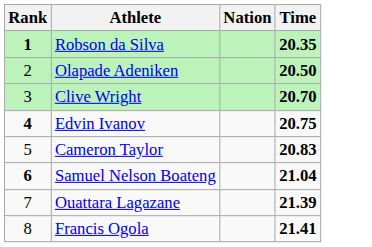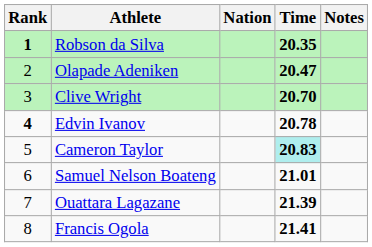+ column: (344, 17)
(298, 70) 20.50 -> (298, 70) 20.47
(298, 123) 20.75 -> (298, 123) 20.78
(298, 149) no background -> (298, 149) paleturquoise background
(28, 176) bold -> (28, 176) normal
(298, 176) 21.04 -> (298, 176) 21.01
